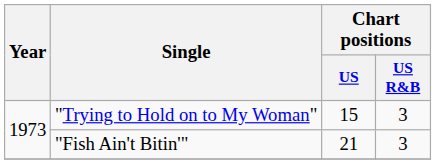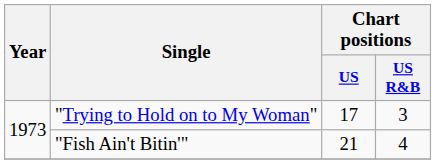(349, 114) 15 -> (349, 114) 17
(403, 144) 3 -> (403, 144) 4
